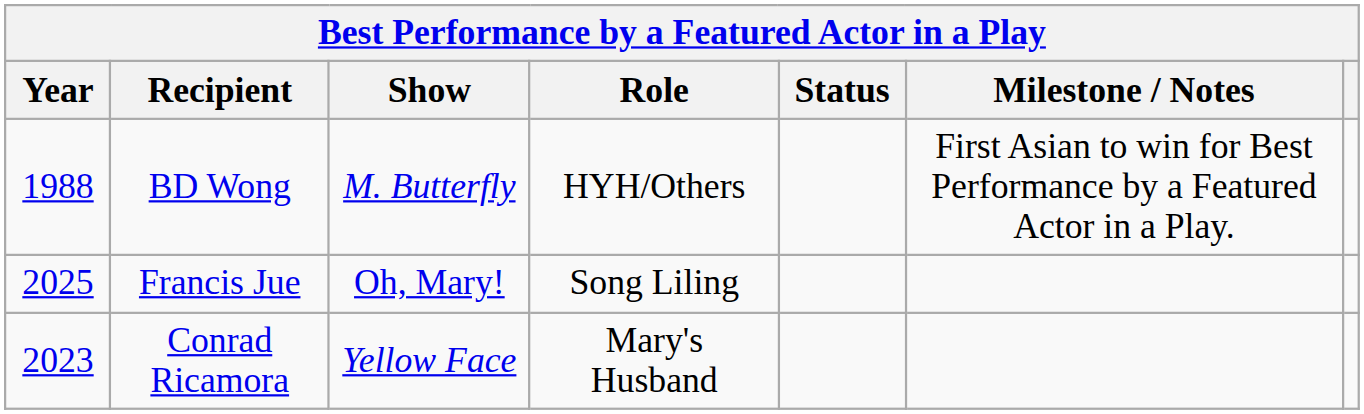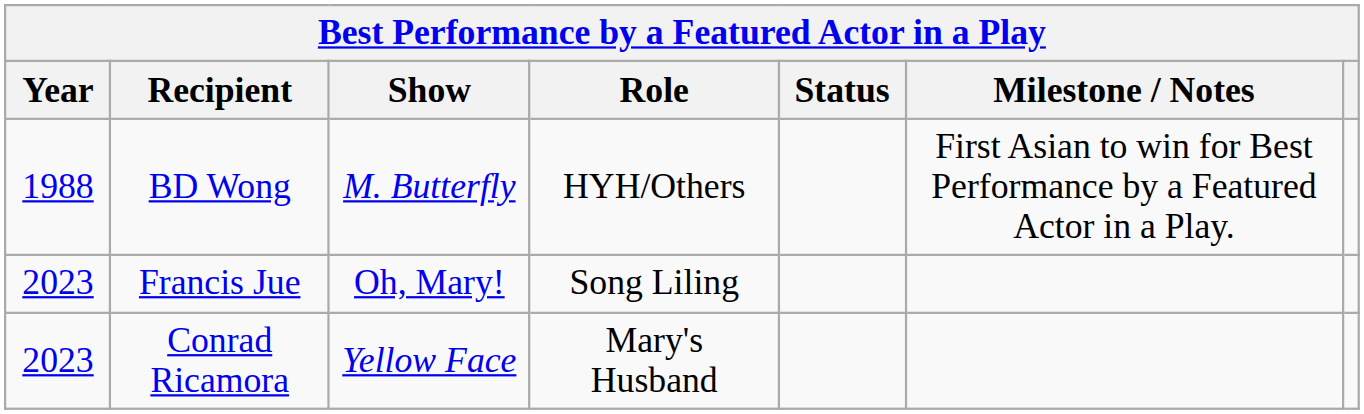(58, 282) 2025 -> (58, 282) 2023
